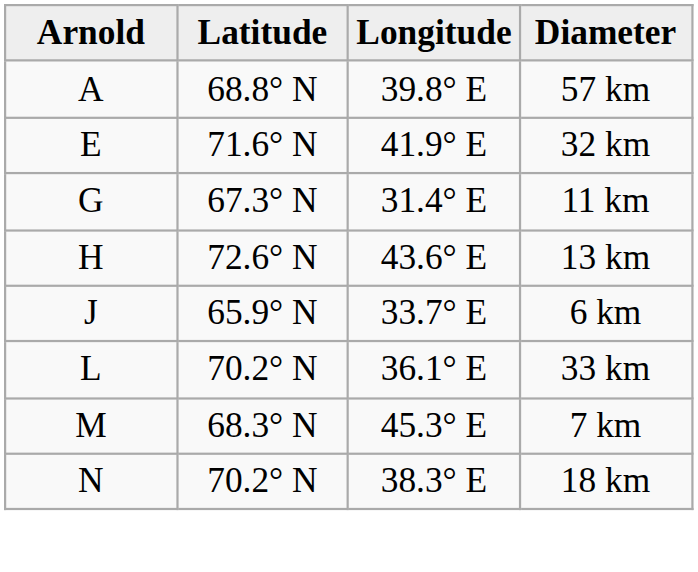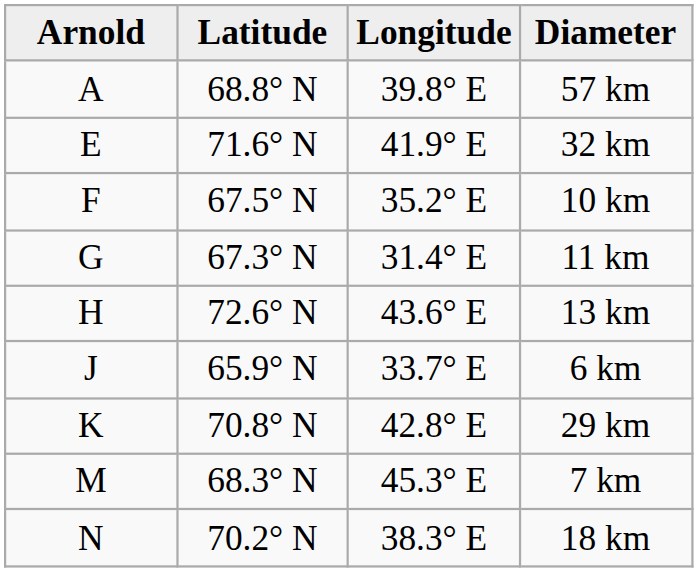+ row: (606, 200)
+ row: (606, 425)
- row: (606, 369)
